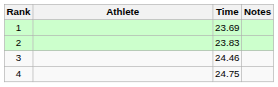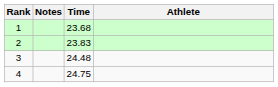columns swapped: (123, 12) <-> (258, 12)
(227, 27) 23.69 -> (79, 27) 23.68
(227, 58) 24.46 -> (79, 58) 24.48
